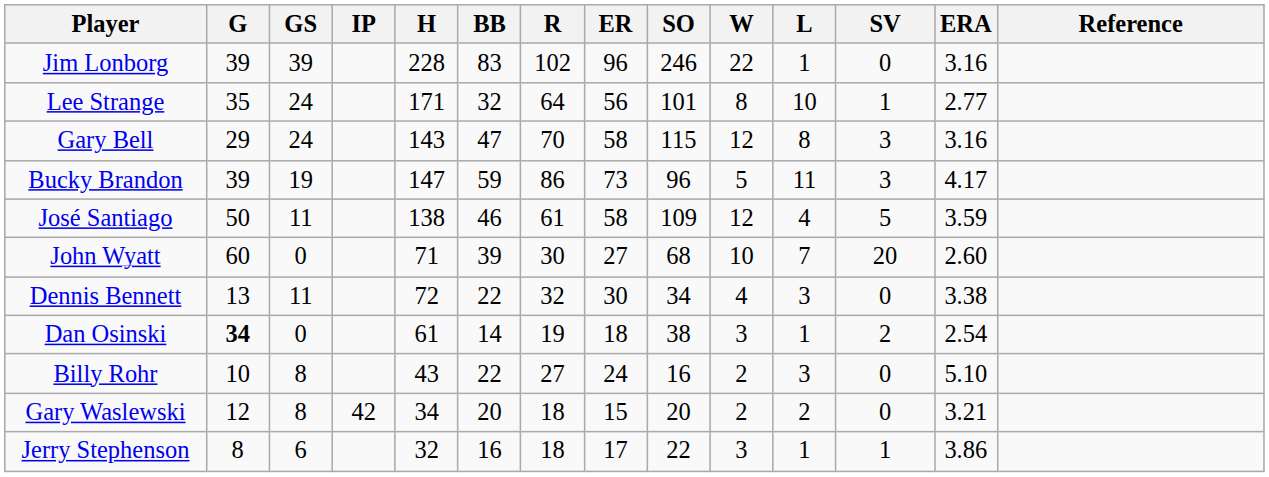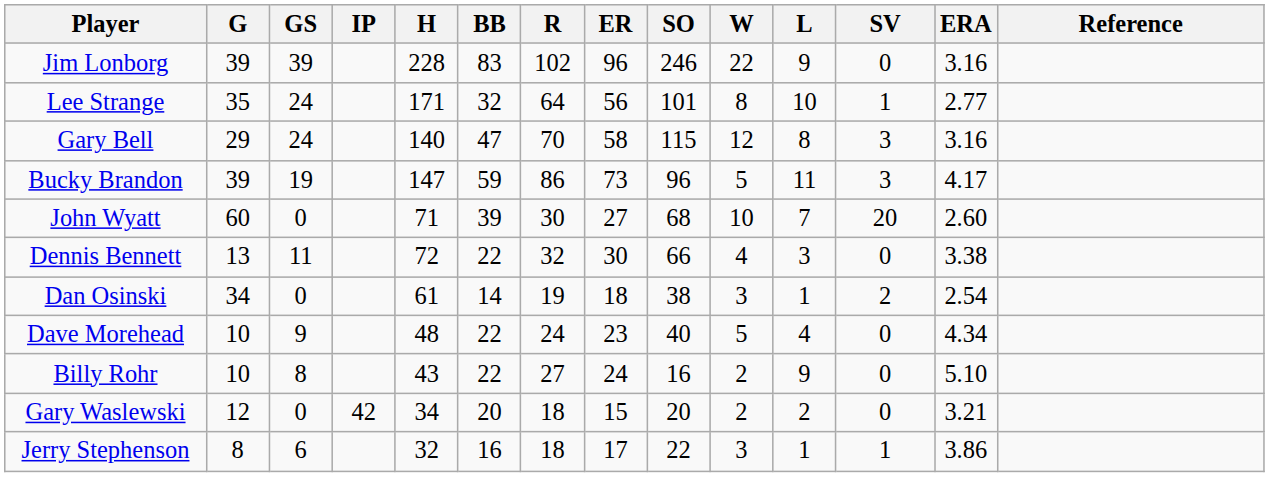(804, 62) 1 -> (804, 62) 9
(427, 140) 143 -> (427, 140) 140
- row: (105, 218)
(679, 295) 34 -> (679, 256) 66
(238, 334) bold -> (238, 295) normal
+ row: (106, 334)
(804, 373) 3 -> (804, 373) 9
(301, 412) 8 -> (301, 412) 0
